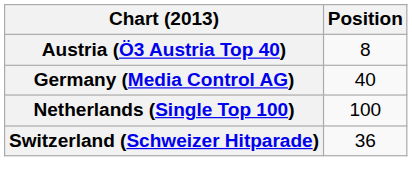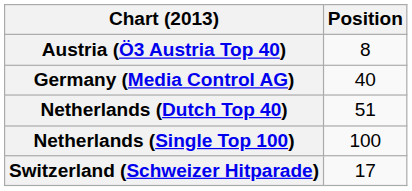+ row: (164, 110)
(365, 140) 36 -> (365, 170) 17
